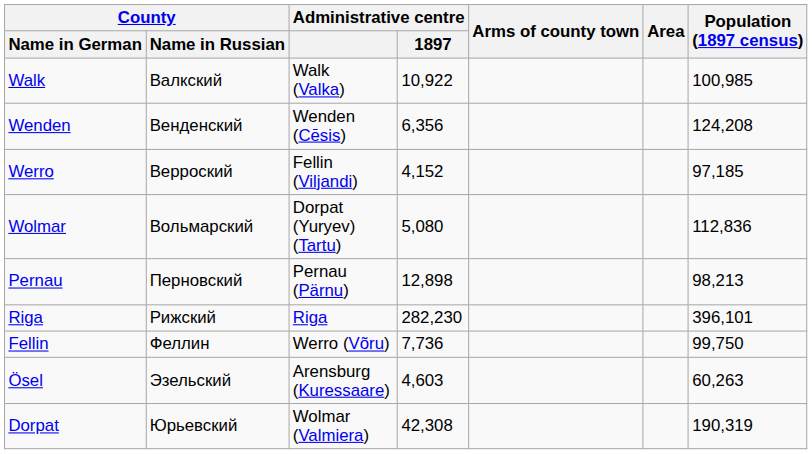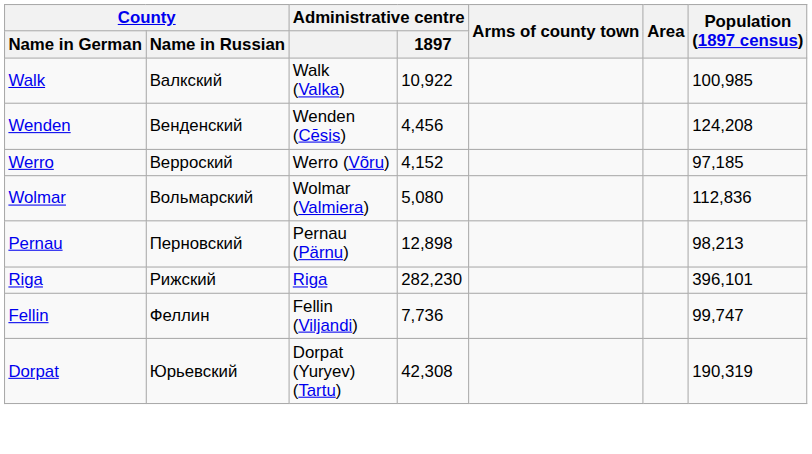(422, 126) 6,356 -> (422, 126) 4,456
(325, 171) Fellin (Viljandi) -> (341, 162) Werro (Võru)
(324, 226) Dorpat (Yuryev) (Tartu) -> (331, 198) Wolmar (Valmiera)
(341, 344) Werro (Võru) -> (325, 316) Fellin (Viljandi)
(718, 344) 99,750 -> (718, 316) 99,747
- row: (26, 380)
(331, 426) Wolmar (Valmiera) -> (324, 371) Dorpat (Yuryev) (Tartu)
